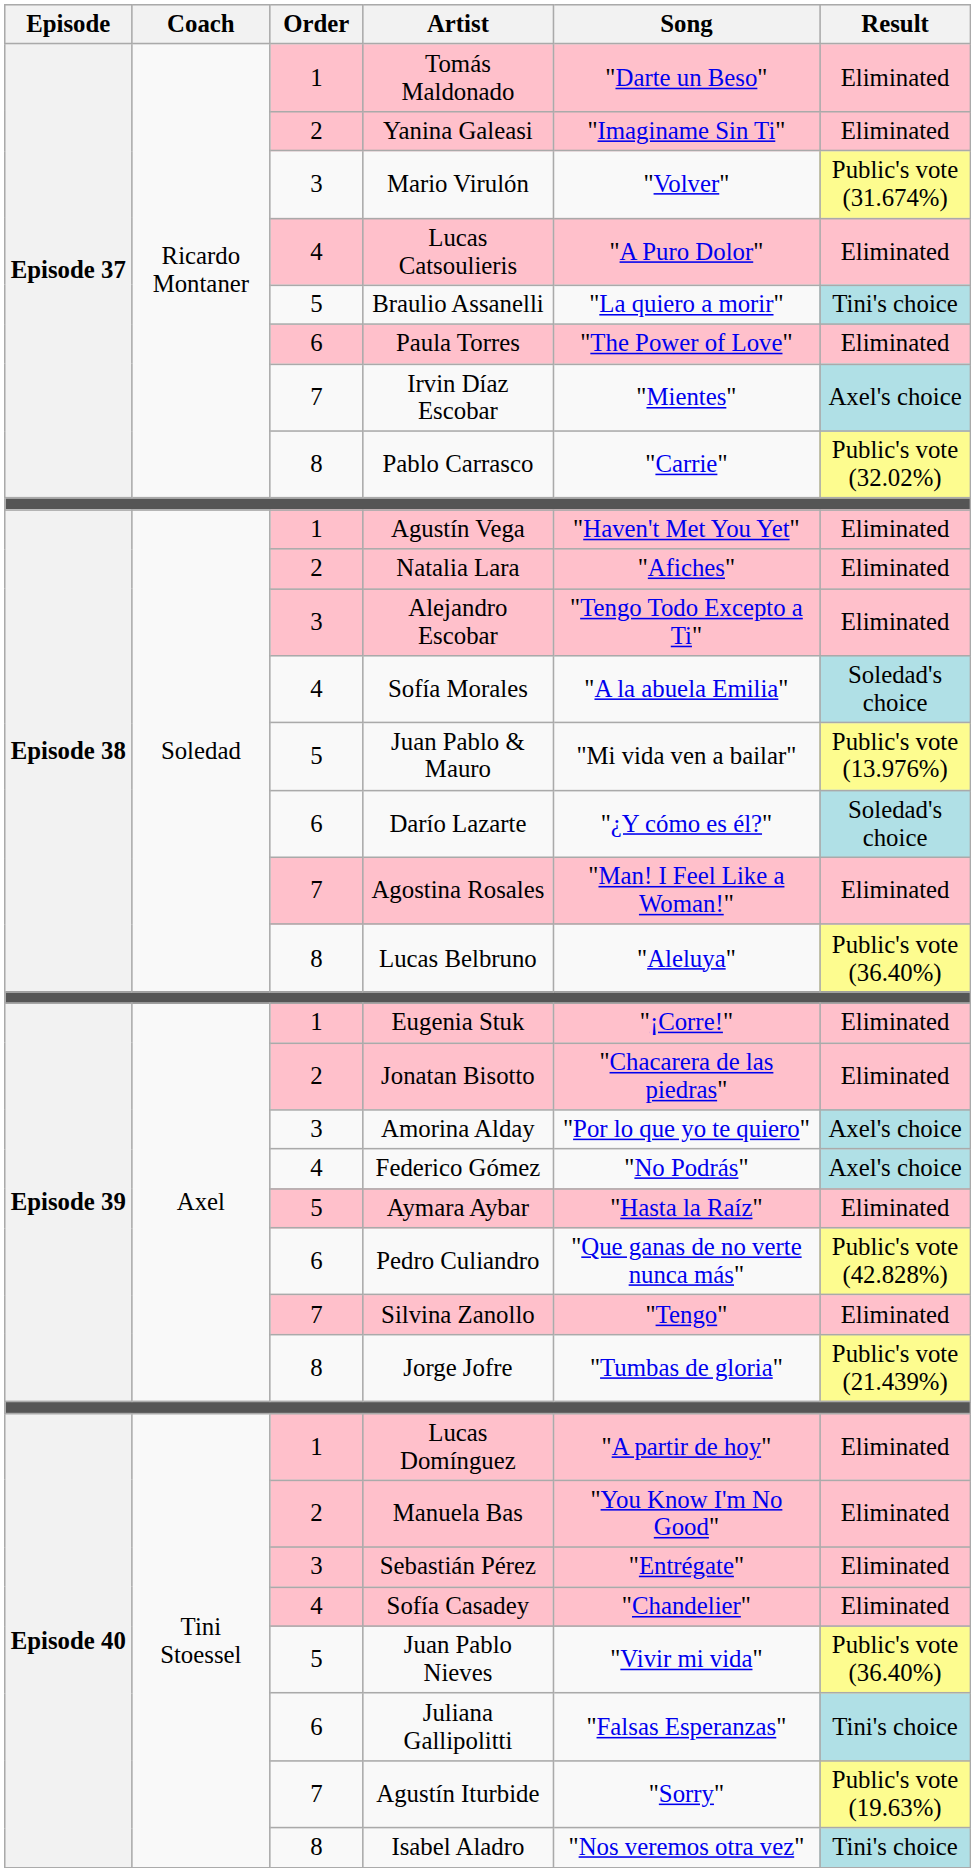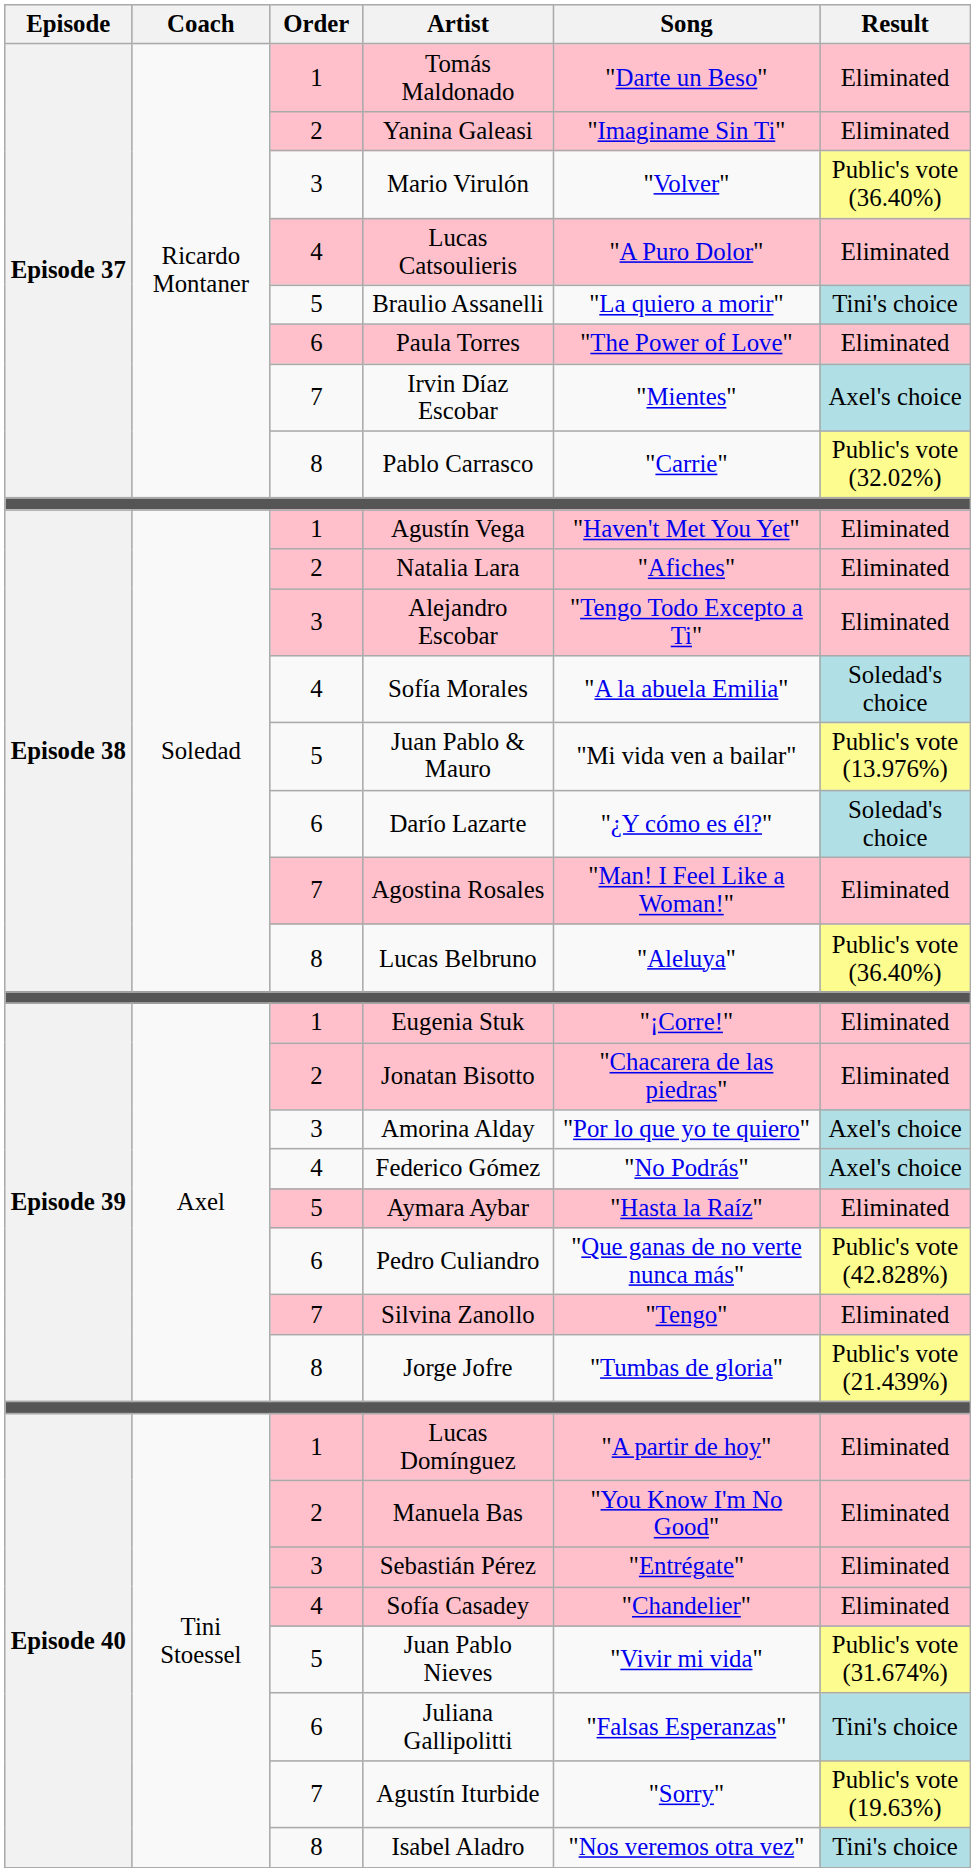(895, 184) Public's vote (31.674%) -> (895, 184) Public's vote (36.40%)
(895, 1659) Public's vote (36.40%) -> (895, 1659) Public's vote (31.674%)
